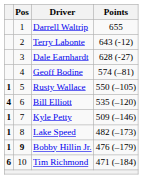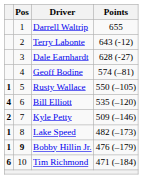(9, 117) 1 -> (9, 117) 2
